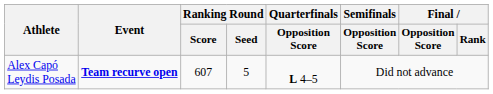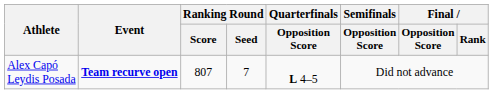(203, 72) 607 -> (203, 72) 807
(246, 72) 5 -> (246, 72) 7
